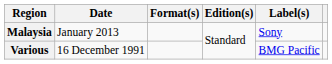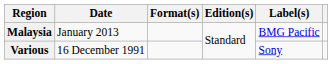(270, 31) Sony -> (289, 31) BMG Pacific
(289, 50) BMG Pacific -> (270, 50) Sony
